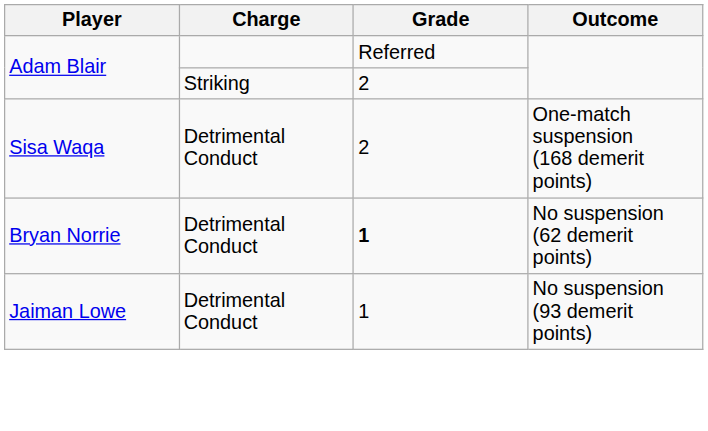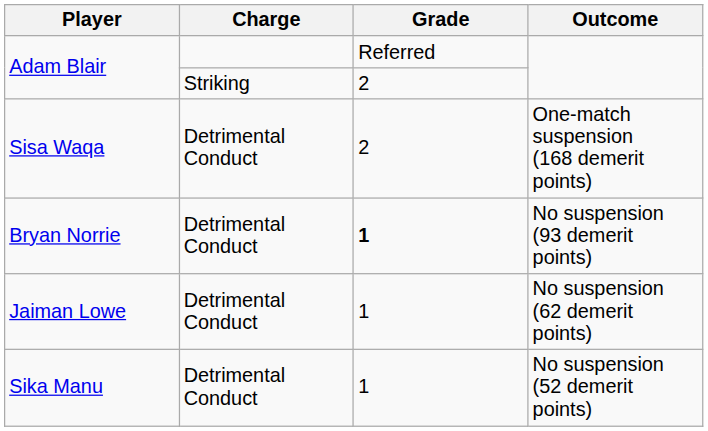(598, 235) No suspension (62 demerit points) -> (598, 235) No suspension (93 demerit points)
(598, 311) No suspension (93 demerit points) -> (598, 311) No suspension (62 demerit points)
+ row: (56, 387)
